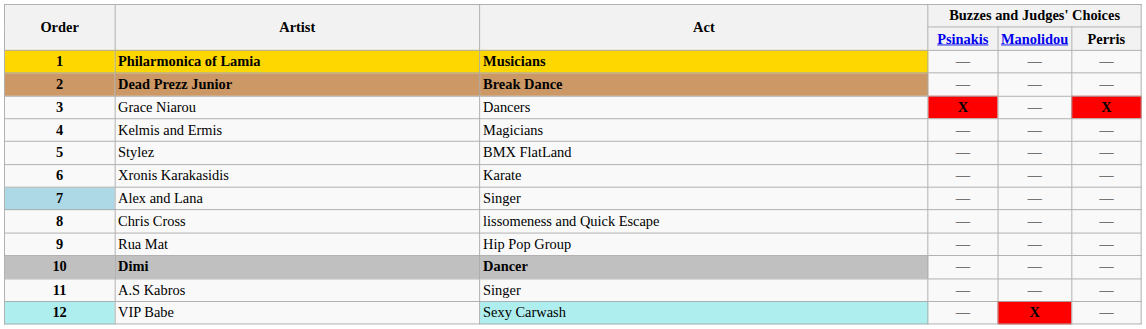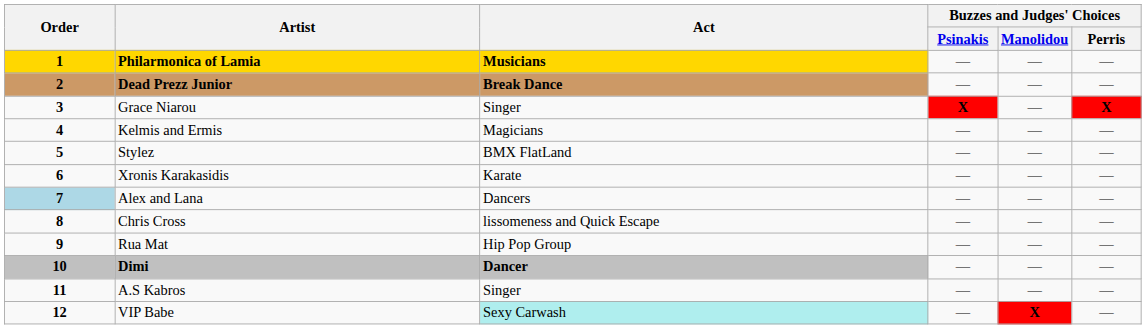(507, 107) Dancers -> (502, 107) Singer
(502, 198) Singer -> (507, 198) Dancers
(60, 312) paleturquoise background -> (60, 312) no background
